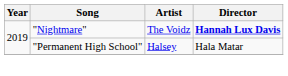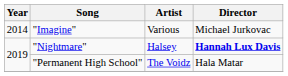+ row: (54, 29)
(169, 29) The Voidz -> (162, 46) Halsey
(162, 46) Halsey -> (169, 63) The Voidz
